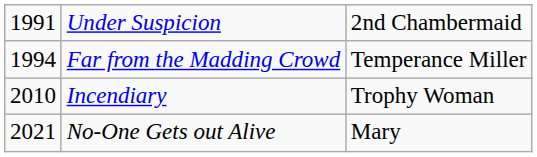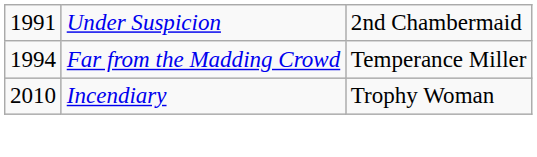- row: (171, 132)
